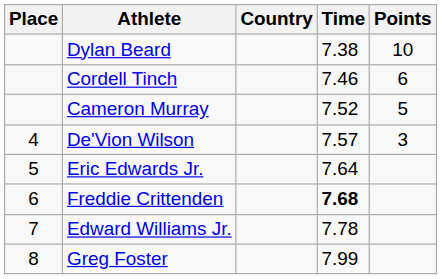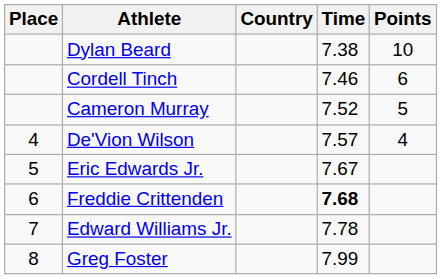(403, 139) 3 -> (403, 139) 4
(340, 169) 7.64 -> (340, 169) 7.67
